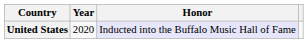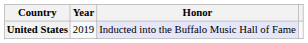(84, 30) 2020 -> (84, 30) 2019
